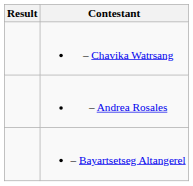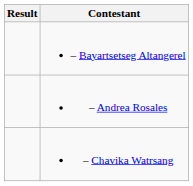rows swapped: (114, 160) <-> (114, 55)
